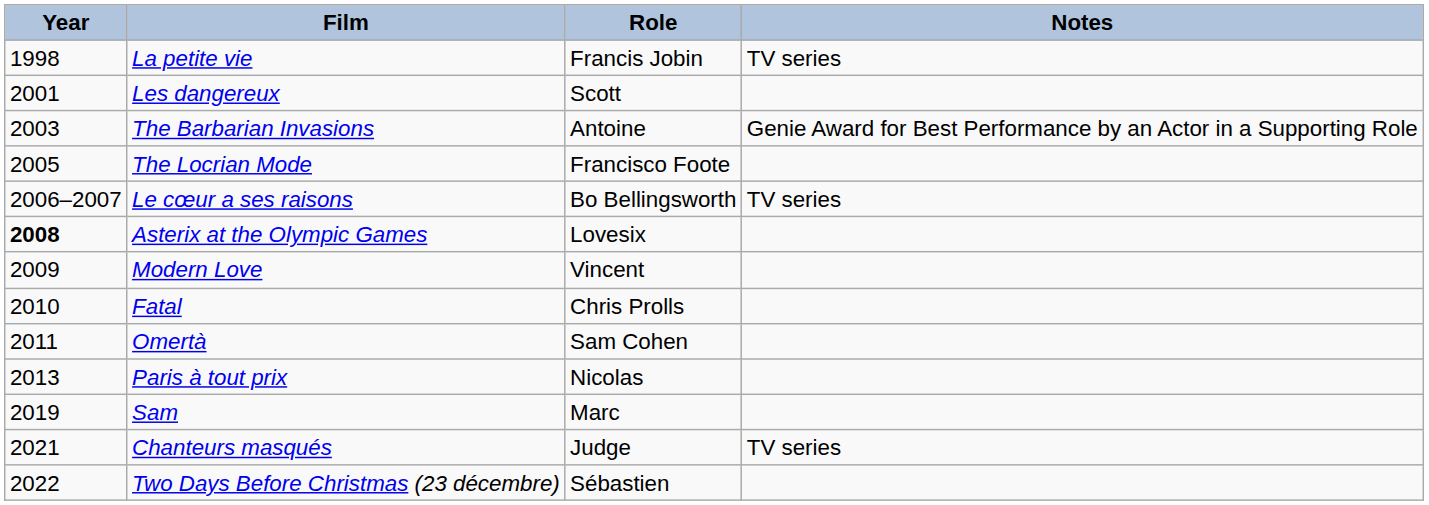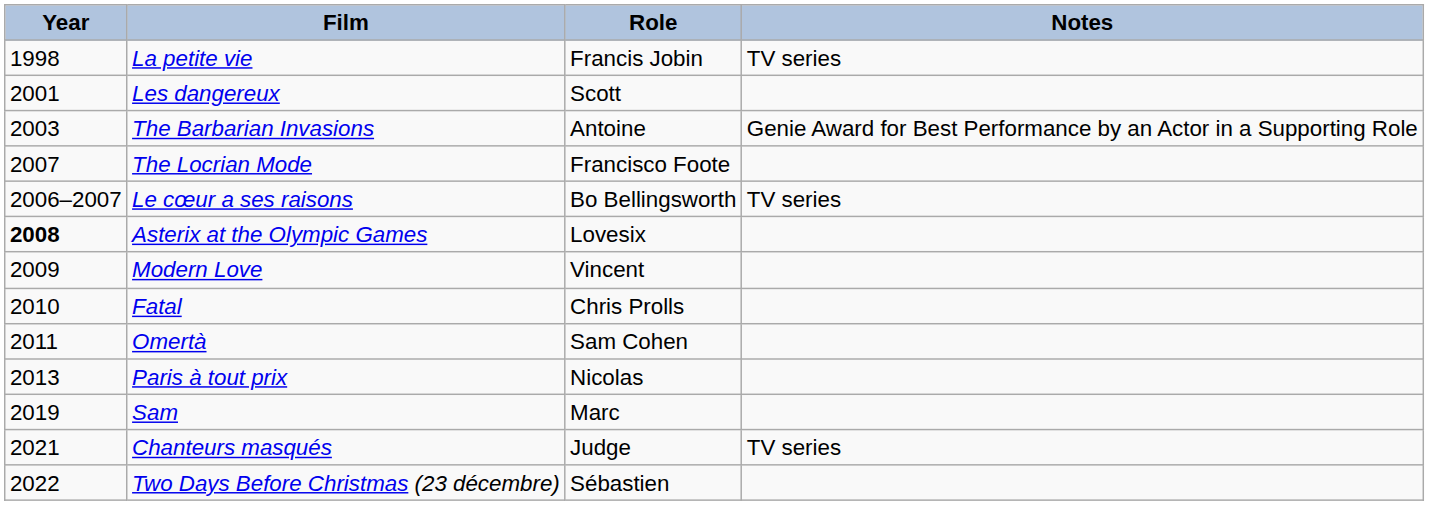(35, 164) 2005 -> (35, 164) 2007
